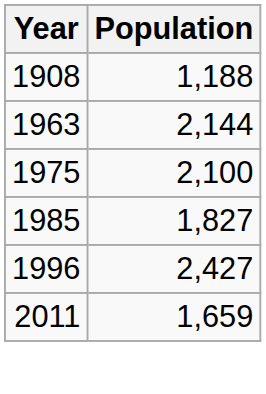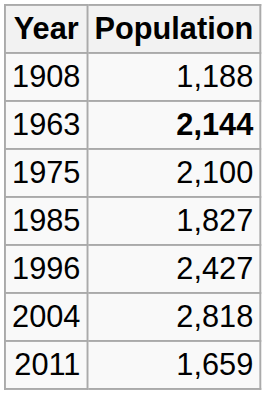(215, 124) normal -> (215, 124) bold
+ row: (46, 316)
